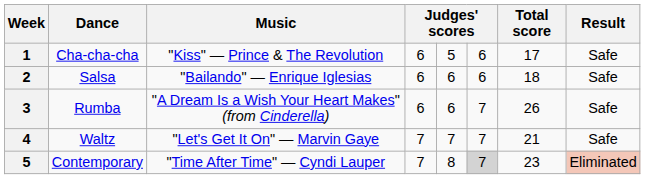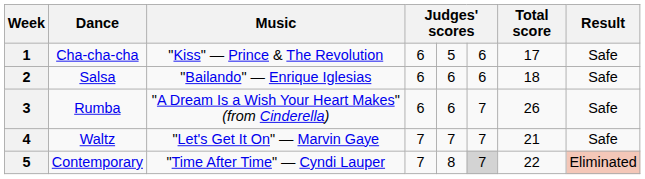(532, 162) 23 -> (532, 162) 22
